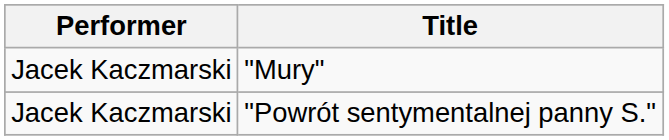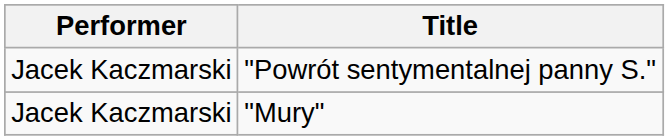rows swapped: (284, 69) <-> (450, 112)
